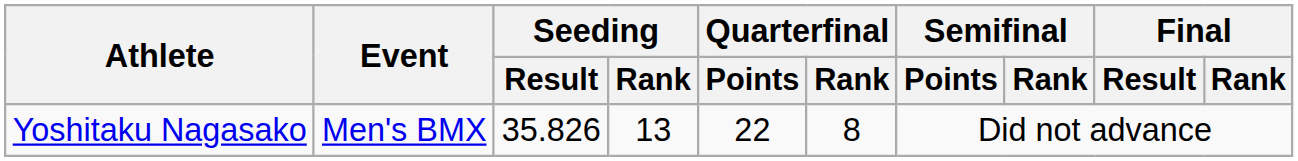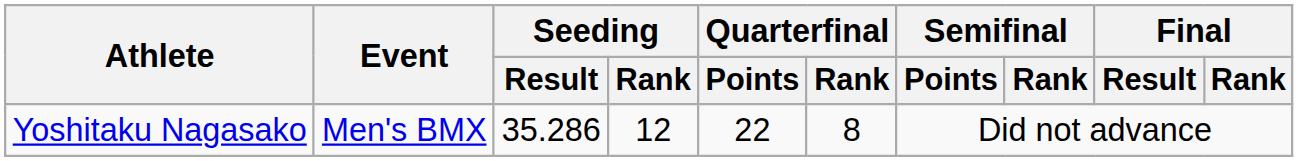(551, 131) 35.826 -> (551, 131) 35.286
(653, 131) 13 -> (653, 131) 12
